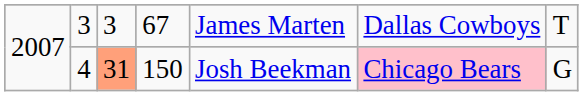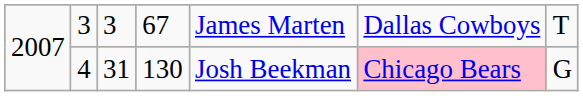(116, 68) lightsalmon background -> (116, 68) no background
(162, 68) 150 -> (162, 68) 130
